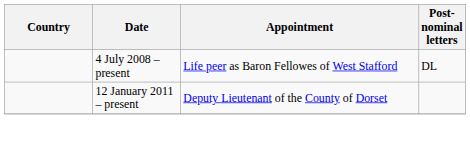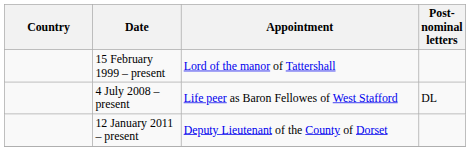+ row: (130, 65)
